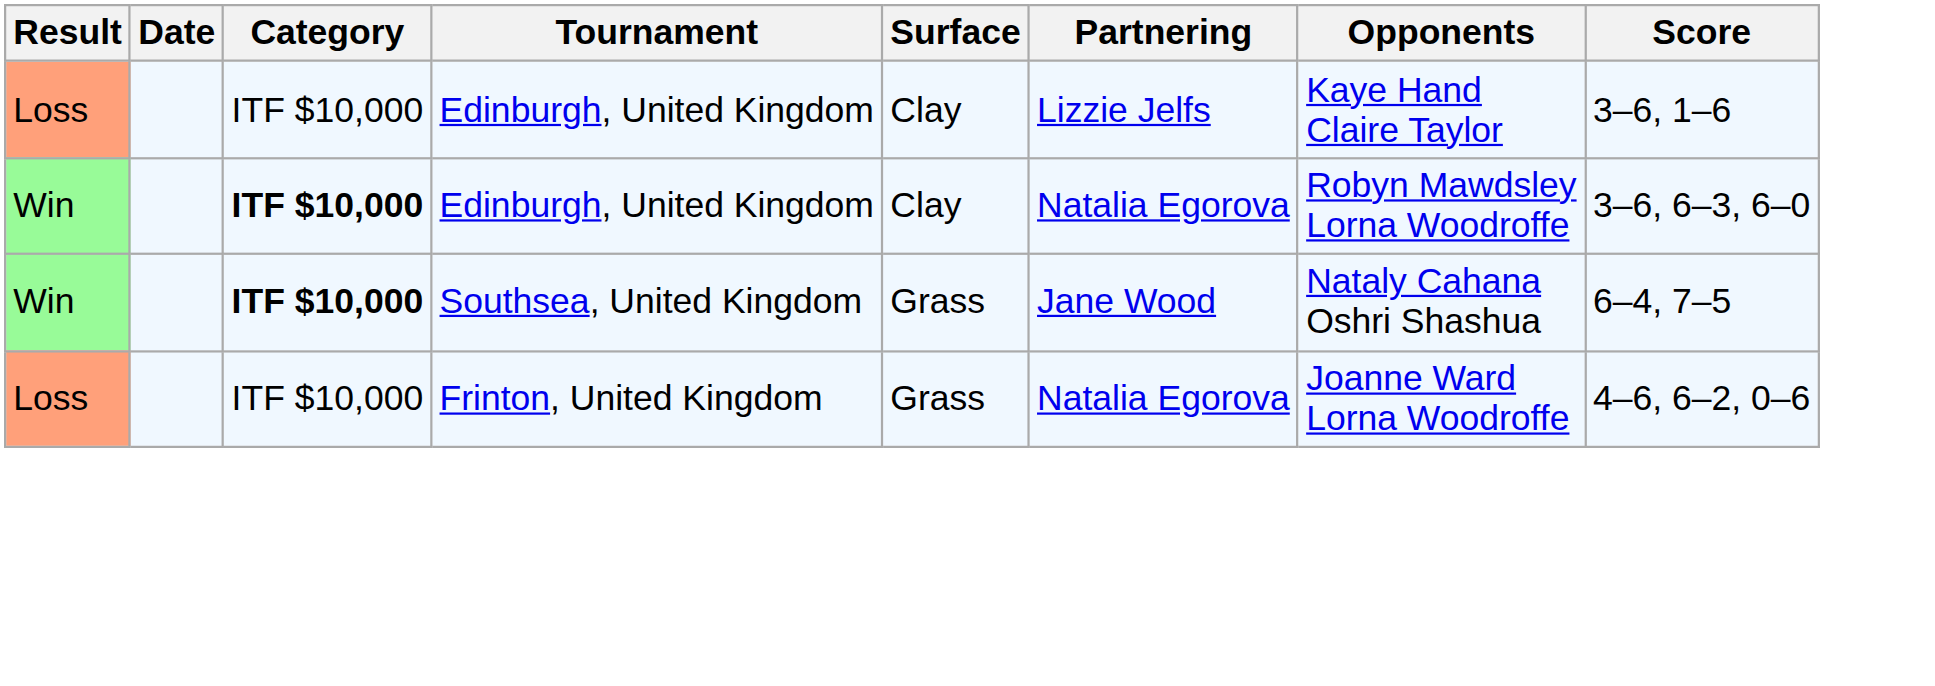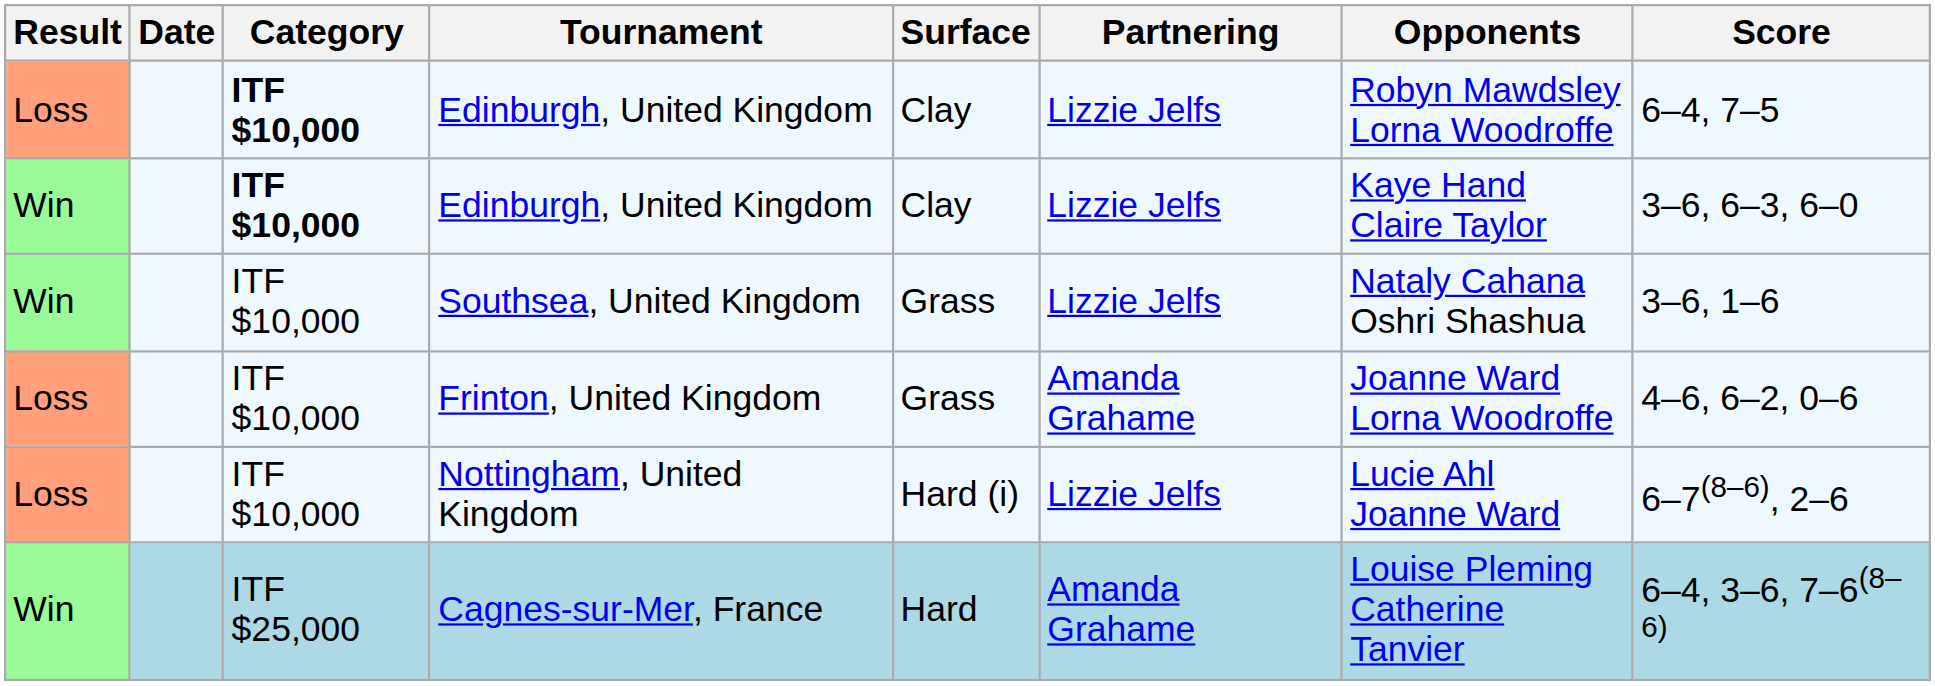(327, 108) normal -> (296, 108) bold
(1405, 108) Kaye Hand Claire Taylor -> (1485, 108) Robyn Mawdsley Lorna Woodroffe
(1662, 108) 3–6, 1–6 -> (1710, 108) 6–4, 7–5
(1163, 205) Natalia Egorova -> (1134, 205) Lizzie Jelfs
(1441, 205) Robyn Mawdsley Lorna Woodroffe -> (1449, 205) Kaye Hand Claire Taylor
(327, 301) bold -> (296, 301) normal
(1127, 301) Jane Wood -> (1134, 301) Lizzie Jelfs
(1662, 301) 6–4, 7–5 -> (1710, 301) 3–6, 1–6
(1163, 397) Natalia Egorova -> (1121, 397) Amanda Grahame
+ row: (51, 494)
+ row: (44, 610)
